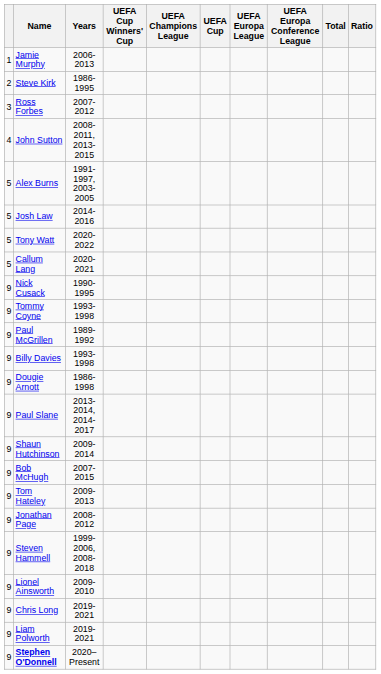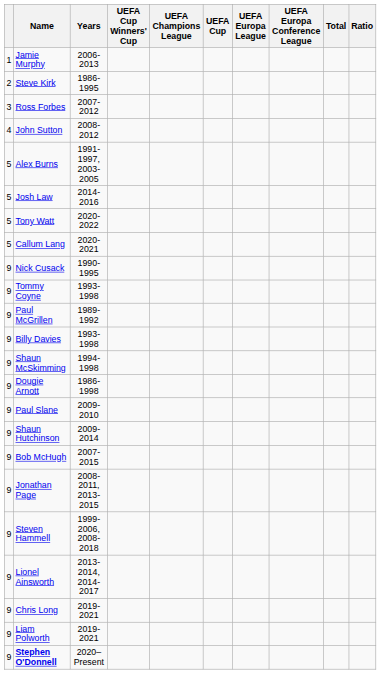(84, 140) 2008-2011, 2013-2015 -> (89, 131) 2008-2012
+ row: (41, 363)
(84, 416) 2013-2014, 2014-2017 -> (89, 410) 2009-2010
- row: (30, 496)
(84, 520) 2008-2012 -> (89, 491) 2008-2011, 2013-2015
(84, 587) 2009-2010 -> (89, 577) 2013-2014, 2014-2017
